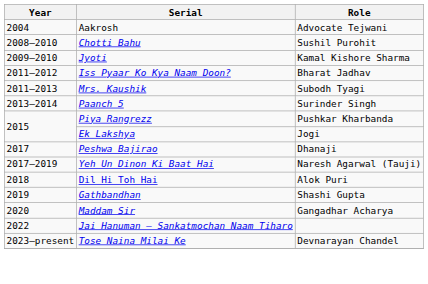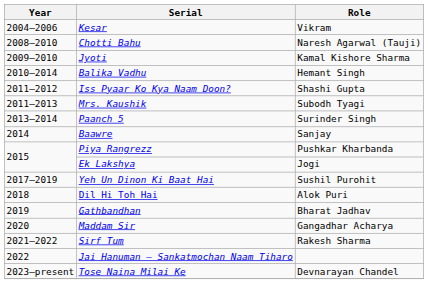- row: (98, 27)
+ row: (93, 27)
(337, 42) Sushil Purohit -> (359, 42) Naresh Agarwal (Tauji)
+ row: (112, 73)
(334, 73) Bharat Jadhav -> (331, 88) Shashi Gupta
+ row: (96, 134)
- row: (118, 149)
(359, 165) Naresh Agarwal (Tauji) -> (337, 180) Sushil Purohit
(331, 195) Shashi Gupta -> (334, 210) Bharat Jadhav
+ row: (101, 241)
